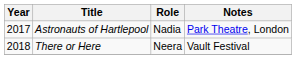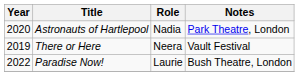(19, 29) 2017 -> (19, 29) 2020
(19, 46) 2018 -> (19, 46) 2019
+ row: (69, 63)
